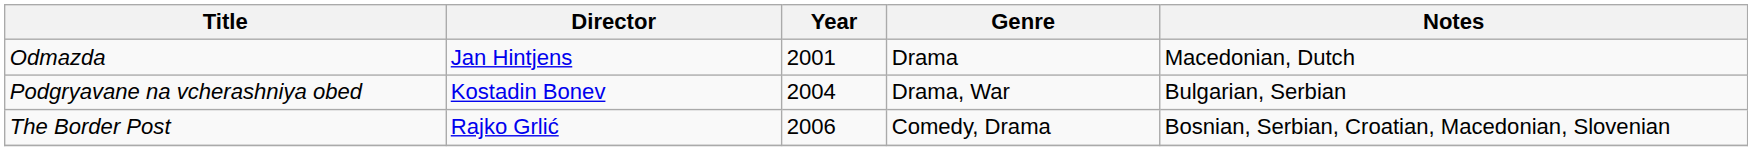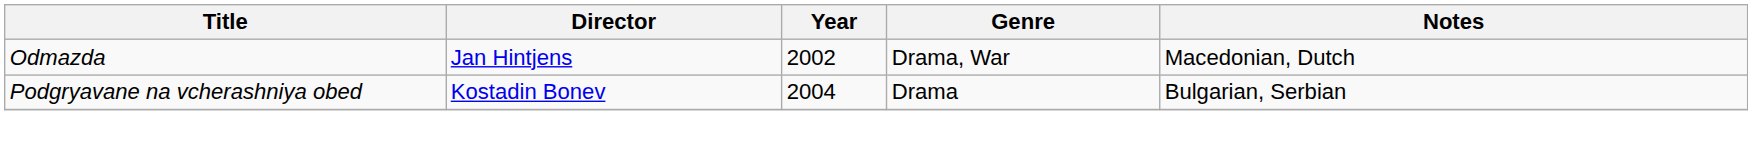(811, 57) 2001 -> (811, 57) 2002
(925, 57) Drama -> (951, 57) Drama, War
(951, 92) Drama, War -> (925, 92) Drama
- row: (90, 127)
